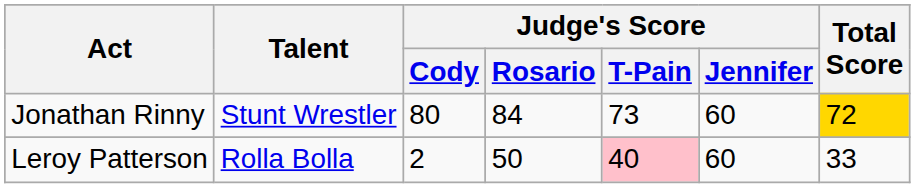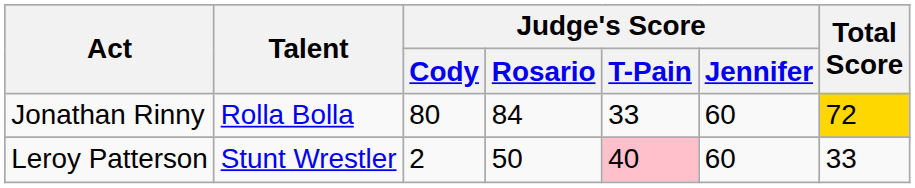(309, 114) Stunt Wrestler -> (287, 114) Rolla Bolla
(624, 114) 73 -> (624, 114) 33
(287, 159) Rolla Bolla -> (309, 159) Stunt Wrestler
